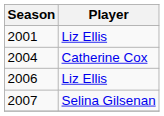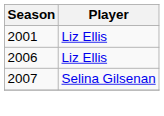- row: (22, 57)
